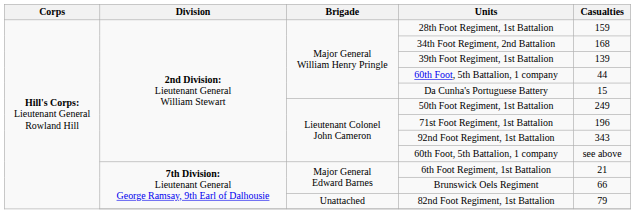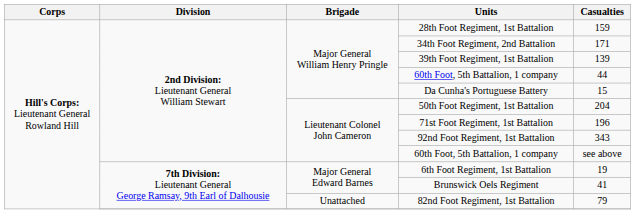(602, 43) 168 -> (602, 43) 171
(602, 106) 249 -> (602, 106) 204
(602, 169) 21 -> (602, 169) 19
(602, 185) 66 -> (602, 185) 41
